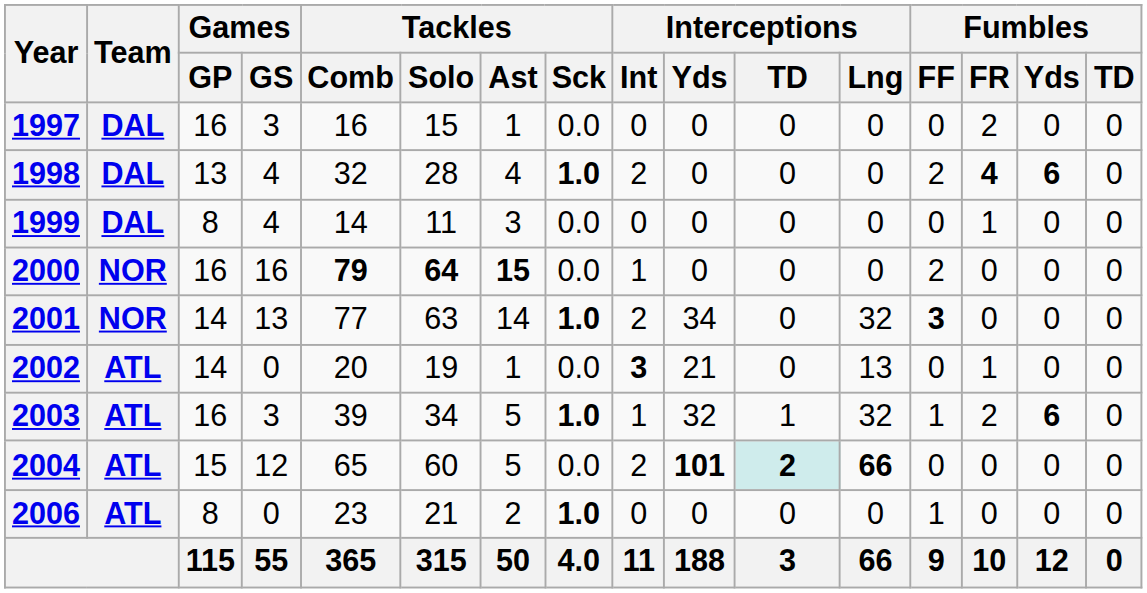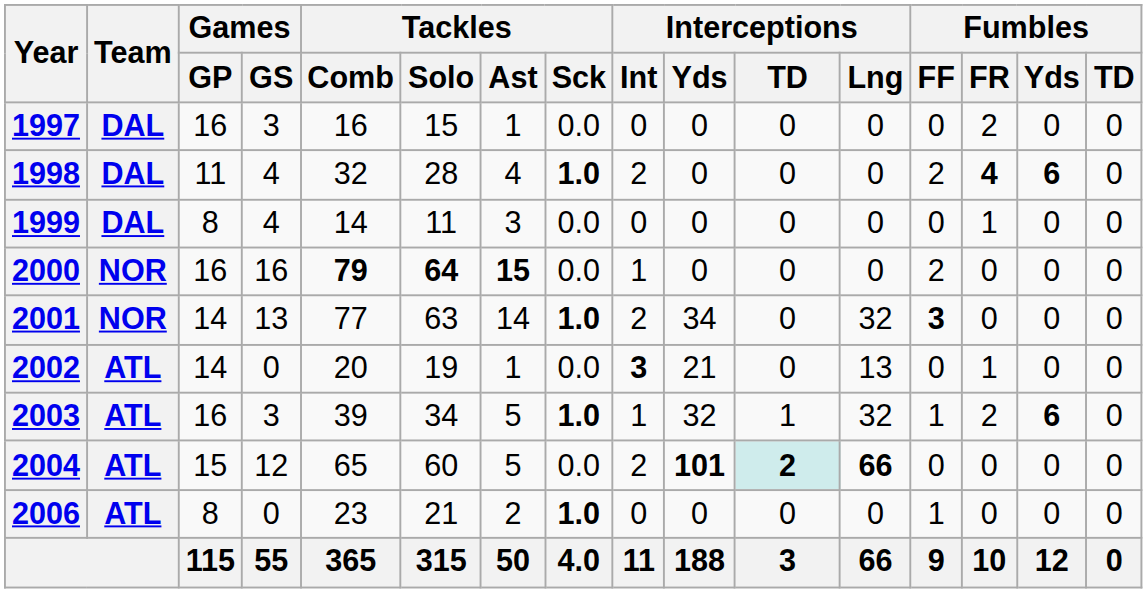(210, 174) 13 -> (210, 174) 11
